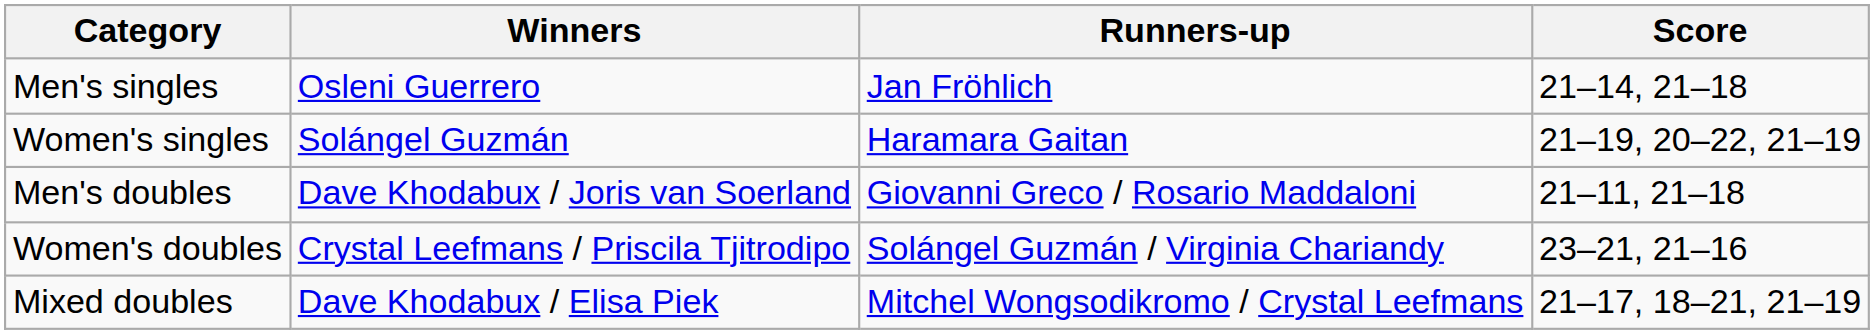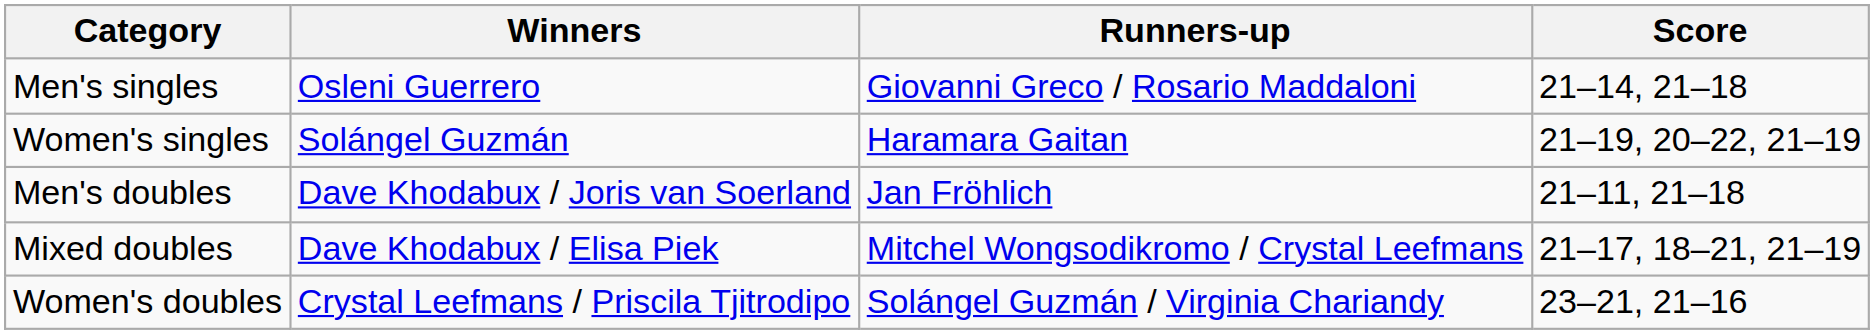(960, 85) Jan Fröhlich -> (1141, 85) Giovanni Greco / Rosario Maddaloni
(1141, 193) Giovanni Greco / Rosario Maddaloni -> (960, 193) Jan Fröhlich
rows swapped: (148, 247) <-> (123, 301)
